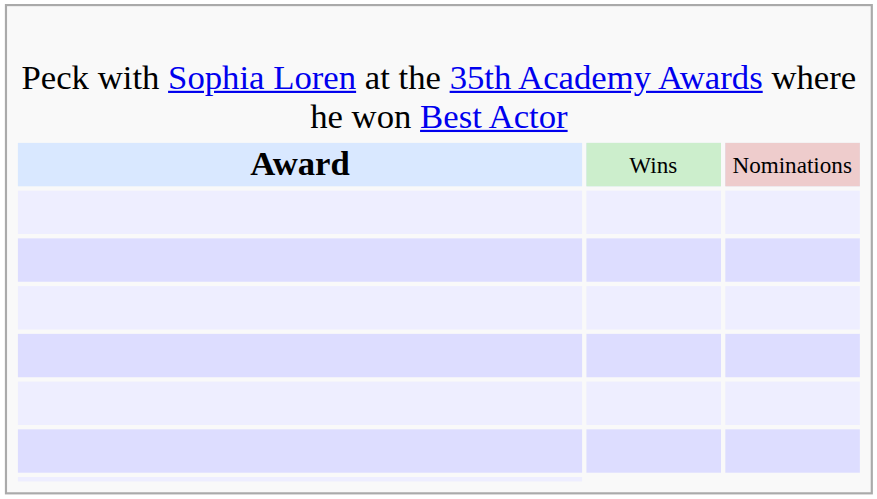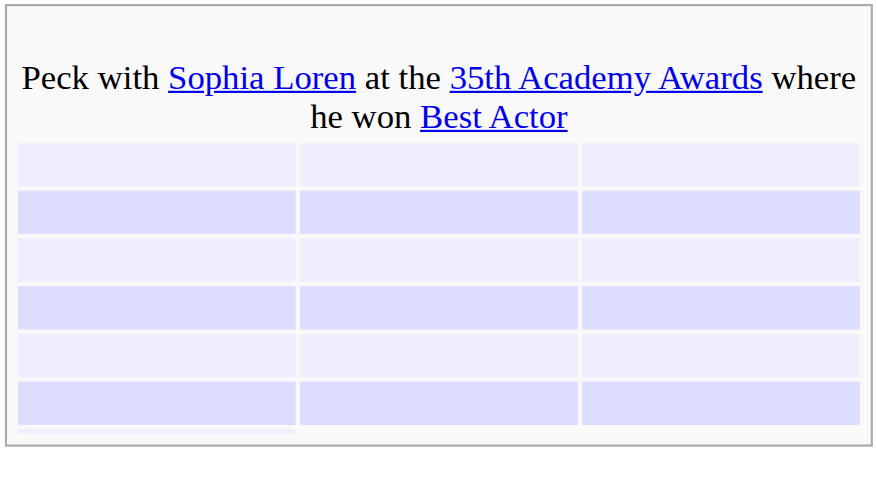- row: (300, 164)
